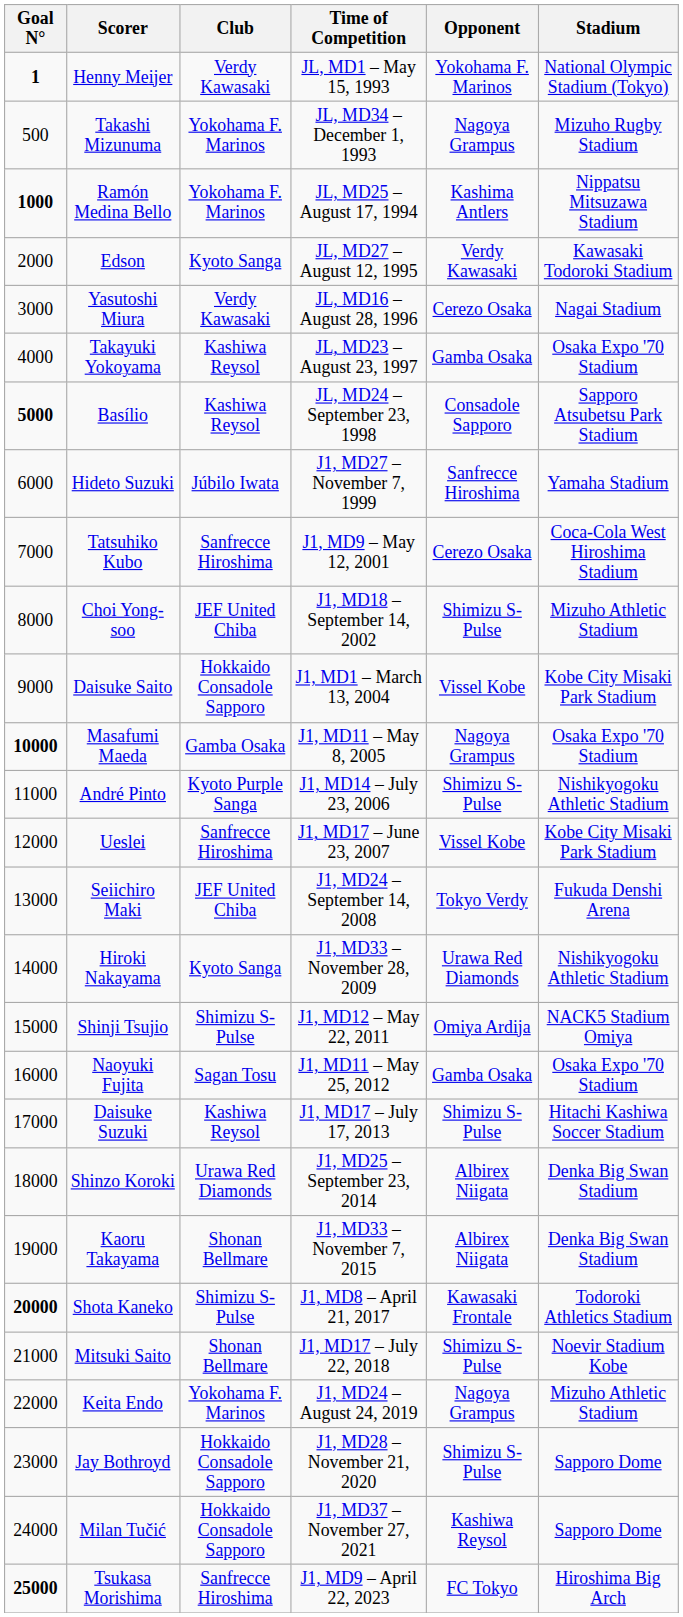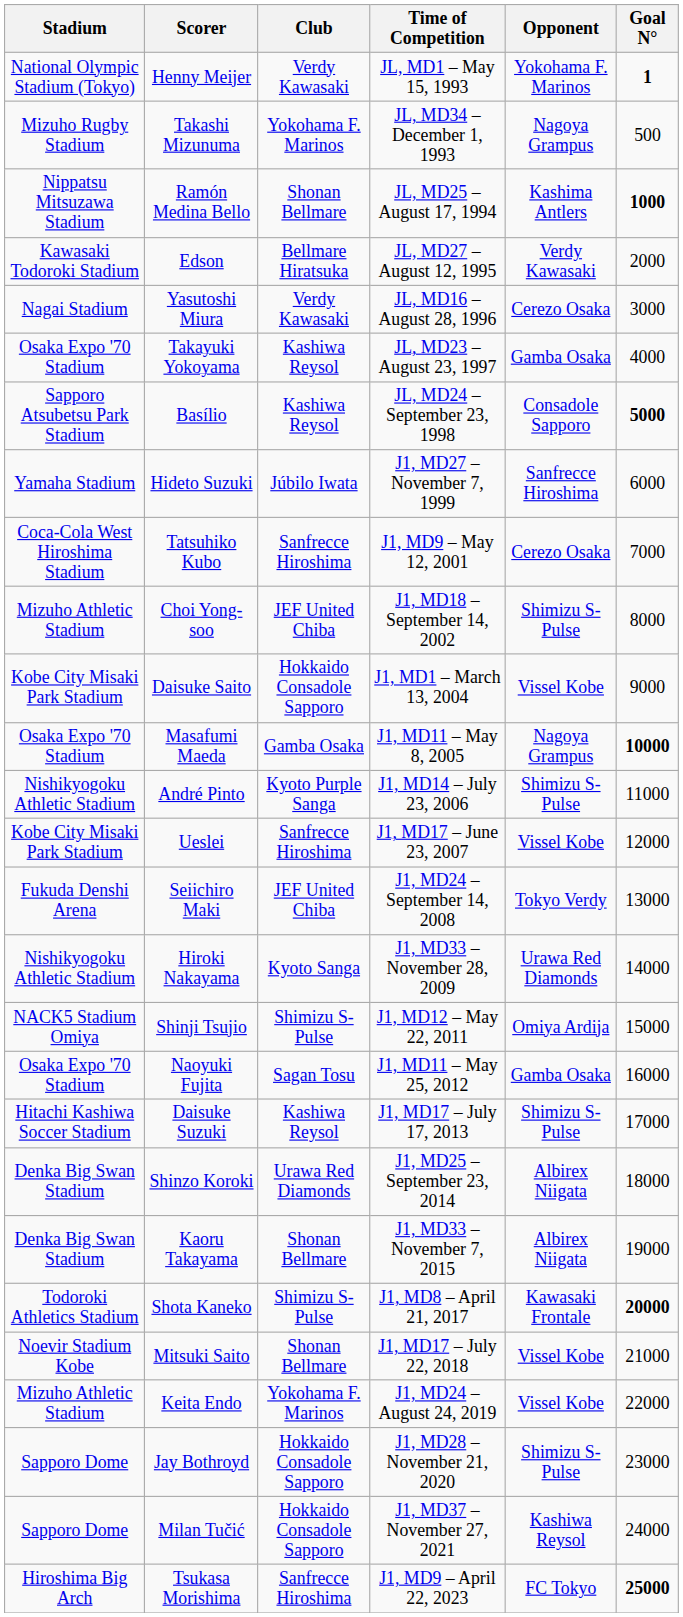columns swapped: (35, 28) <-> (608, 28)
(235, 202) Yokohama F. Marinos -> (314, 202) Shonan Bellmare
(235, 261) Kyoto Sanga -> (314, 261) Bellmare Hiratsuka
(482, 1355) Shimizu S-Pulse -> (561, 1355) Vissel Kobe
(482, 1403) Nagoya Grampus -> (561, 1403) Vissel Kobe
